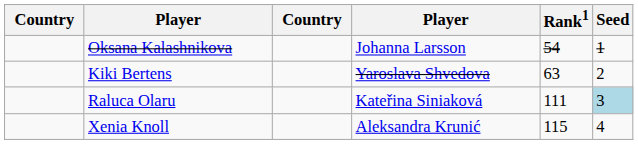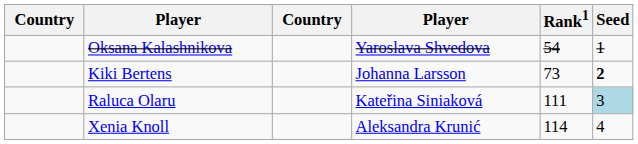(411, 48) Johanna Larsson -> (423, 48) Yaroslava Shvedova
(423, 74) Yaroslava Shvedova -> (411, 74) Johanna Larsson
(552, 74) 63 -> (552, 74) 73
(600, 74) normal -> (600, 74) bold
(555, 126) 115 -> (555, 126) 114
